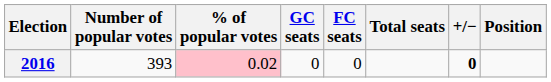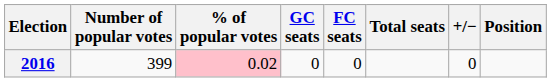(160, 63) 393 -> (160, 63) 399
(472, 63) bold -> (472, 63) normal
